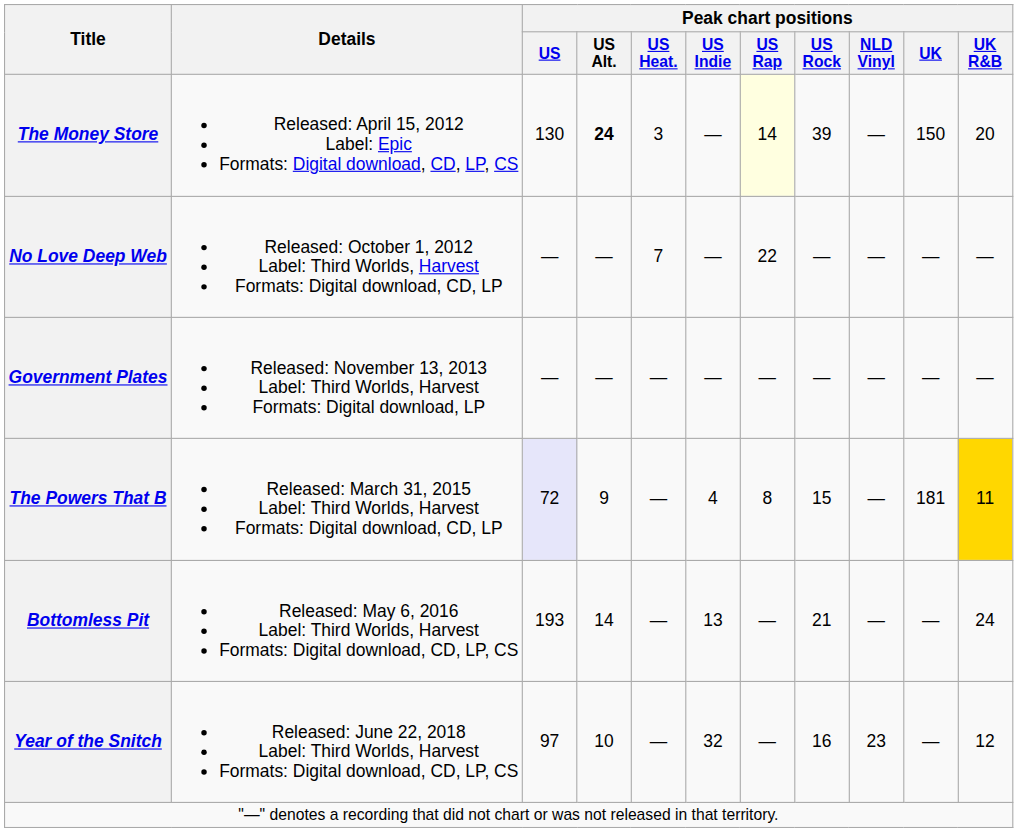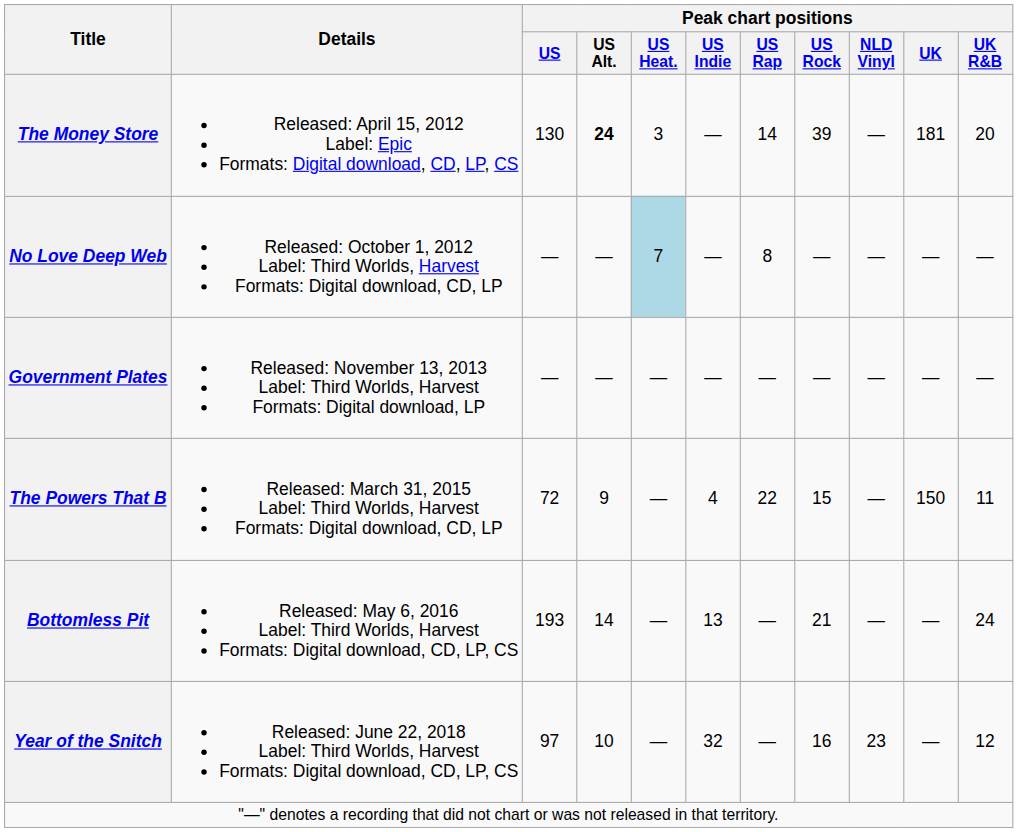(767, 135) lightyellow background -> (767, 135) no background
(931, 135) 150 -> (931, 135) 181
(658, 256) no background -> (658, 256) lightblue background
(767, 256) 22 -> (767, 256) 8
(550, 499) lavender background -> (550, 499) no background
(767, 499) 8 -> (767, 499) 22
(931, 499) 181 -> (931, 499) 150
(985, 499) gold background -> (985, 499) no background
